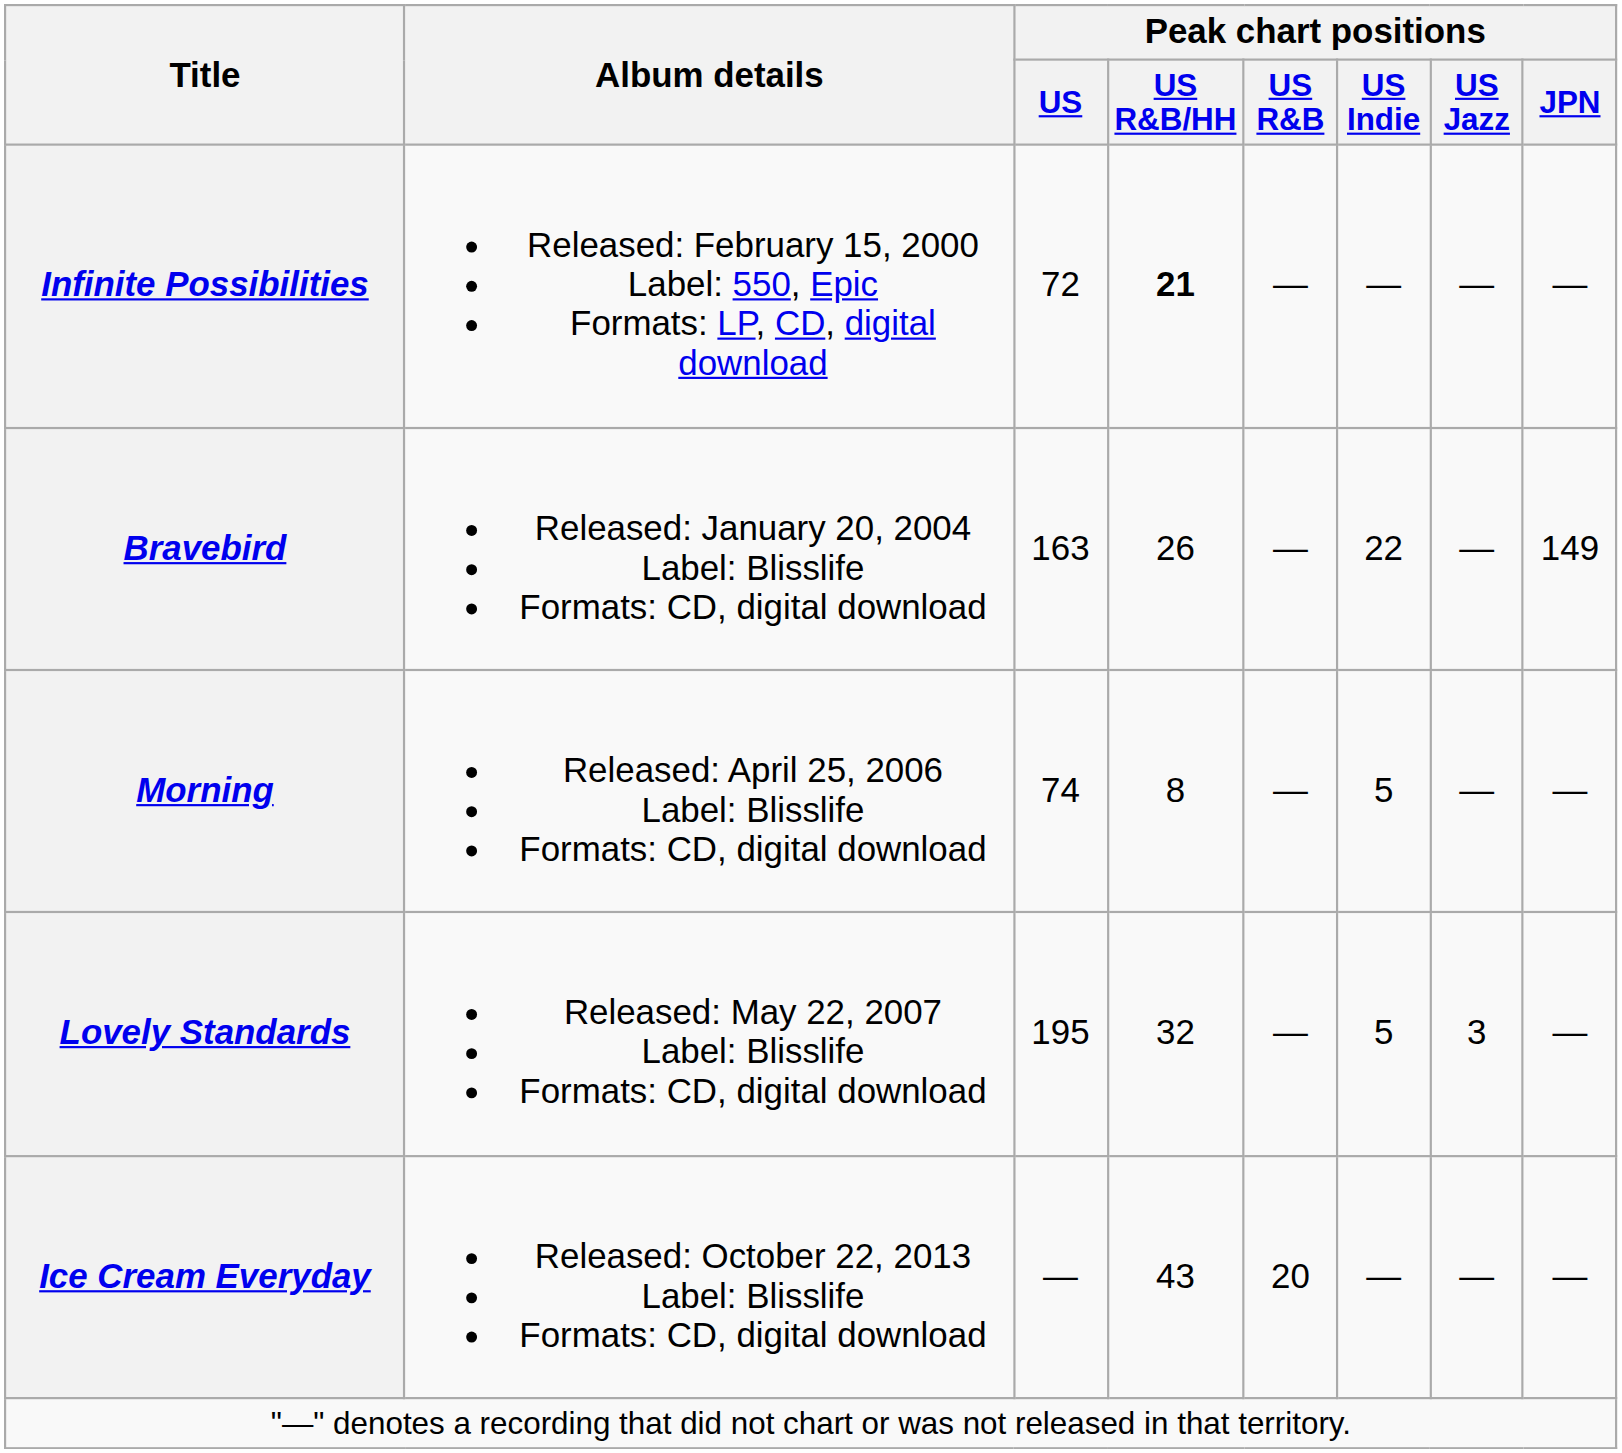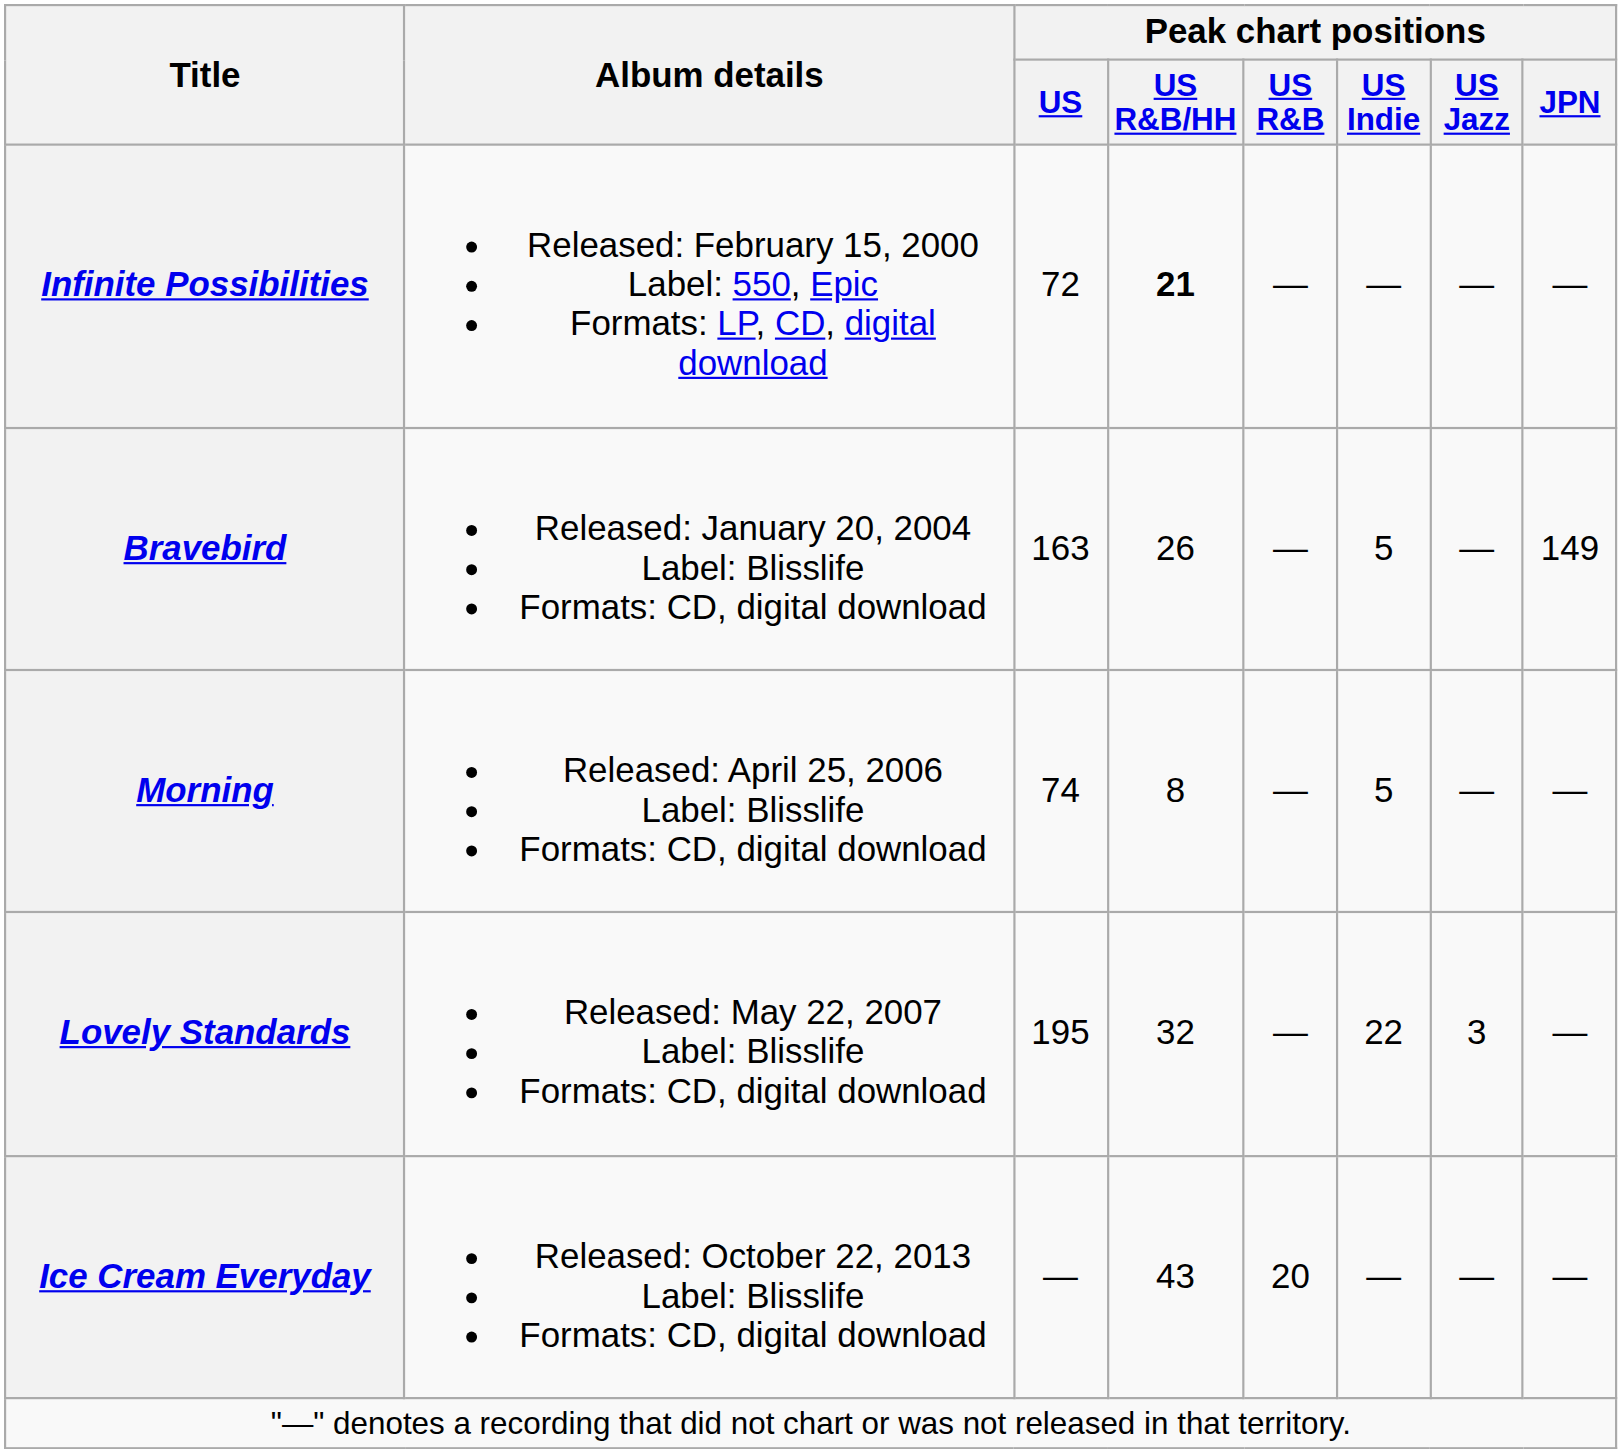(1384, 547) 22 -> (1384, 547) 5
(1384, 1033) 5 -> (1384, 1033) 22
